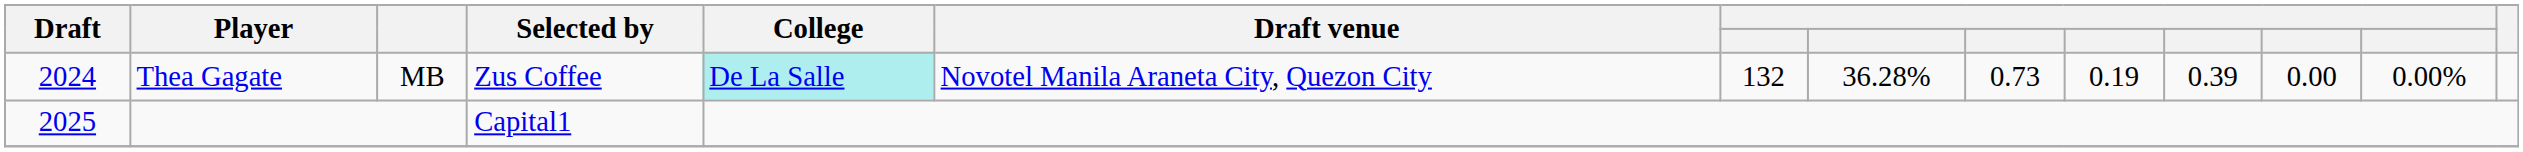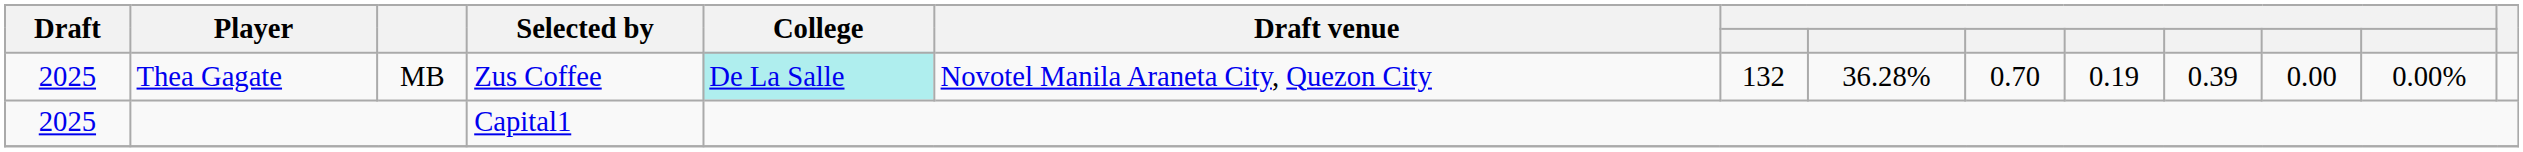(67, 75) 2024 -> (67, 75) 2025
(2015, 75) 0.73 -> (2015, 75) 0.70
